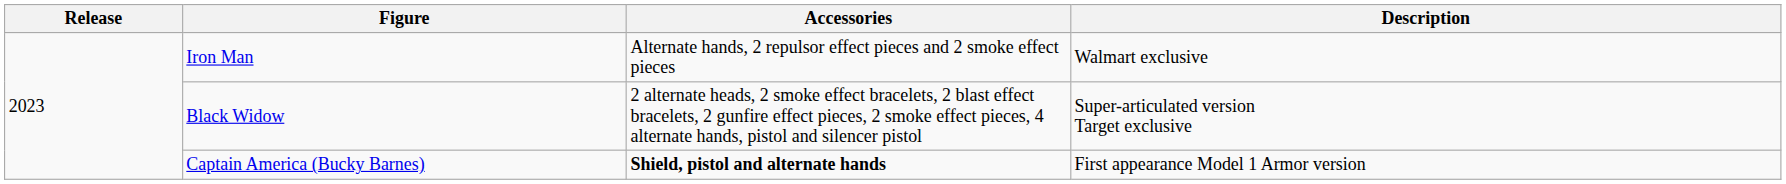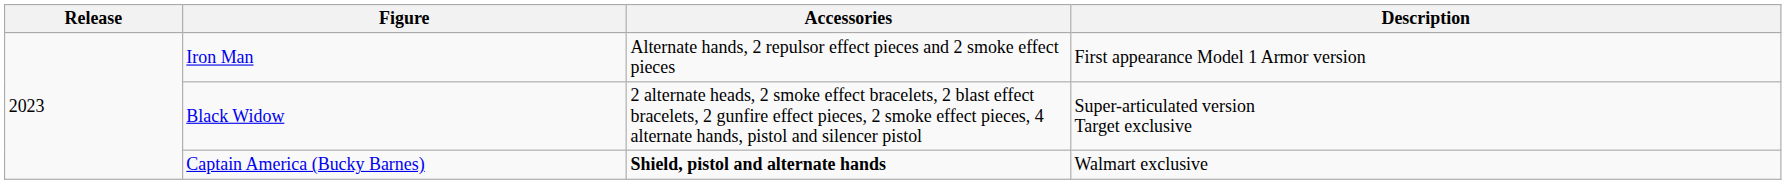(1141, 57) Walmart exclusive -> (1220, 57) First appearance Model 1 Armor version
(1220, 164) First appearance Model 1 Armor version -> (1141, 164) Walmart exclusive
